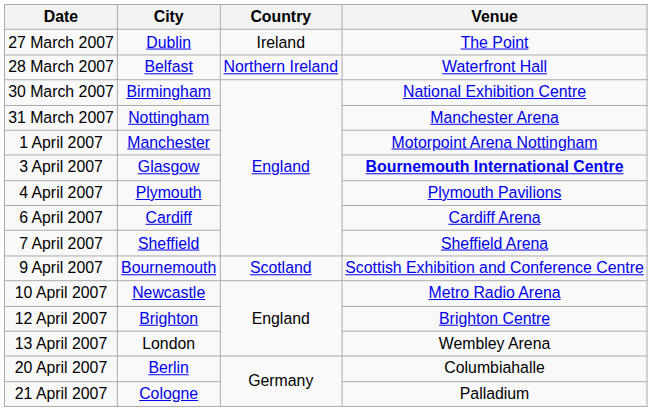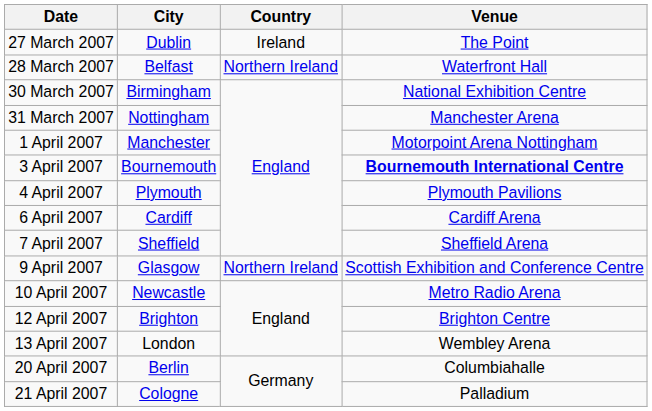(169, 167) Glasgow -> (169, 167) Bournemouth
(169, 268) Bournemouth -> (169, 268) Glasgow
(281, 268) Scotland -> (281, 268) Northern Ireland
